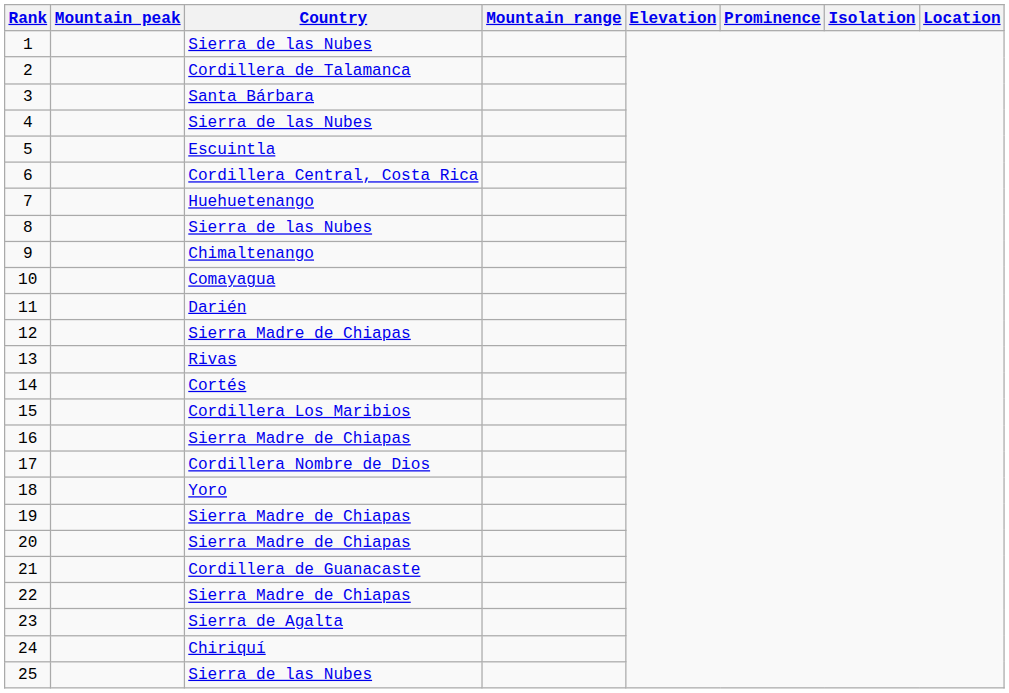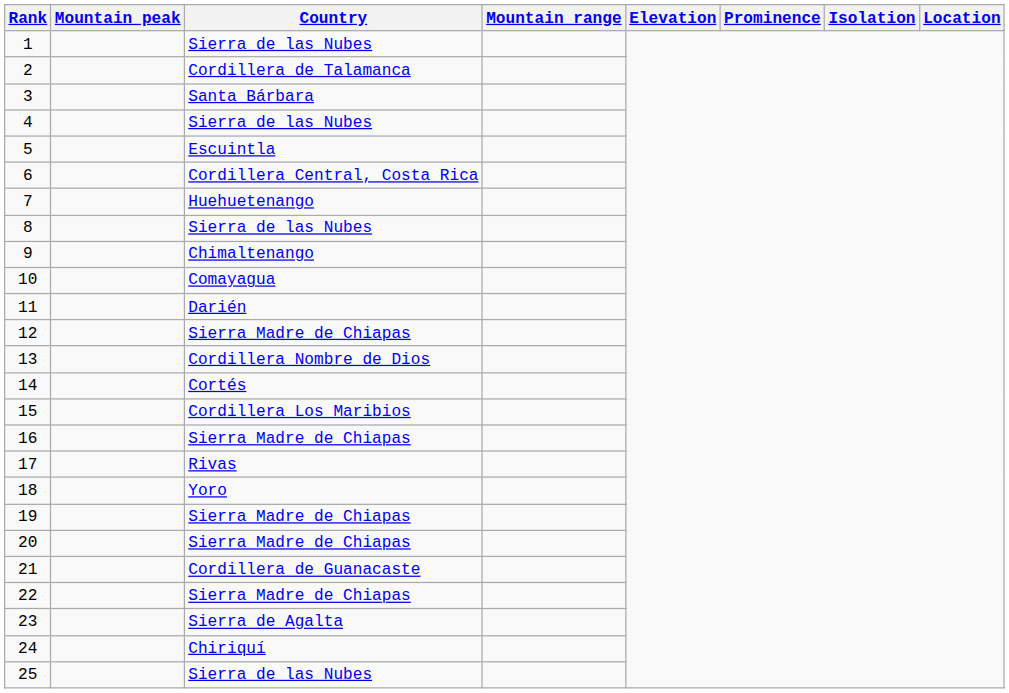(212, 359) Rivas -> (309, 359) Cordillera Nombre de Dios
(309, 464) Cordillera Nombre de Dios -> (212, 464) Rivas
